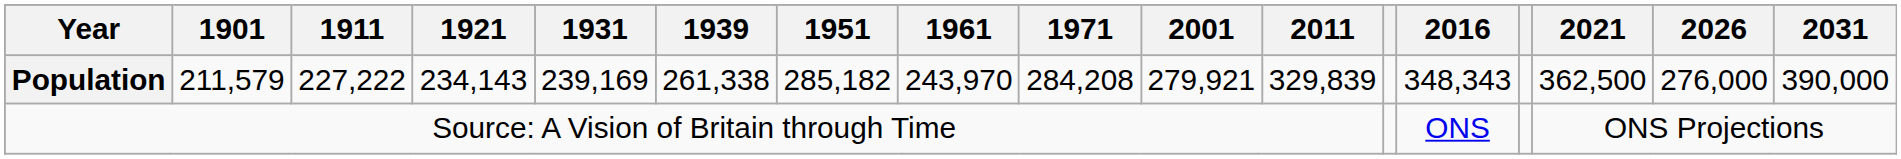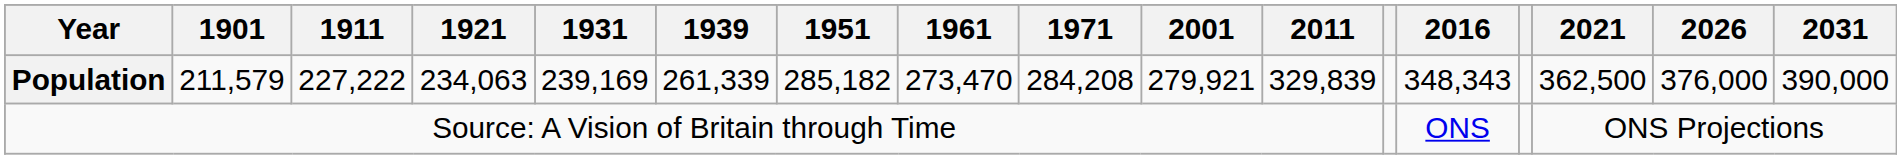(473, 79) 234,143 -> (473, 79) 234,063
(716, 79) 261,338 -> (716, 79) 261,339
(959, 79) 243,970 -> (959, 79) 273,470
(1714, 79) 276,000 -> (1714, 79) 376,000
